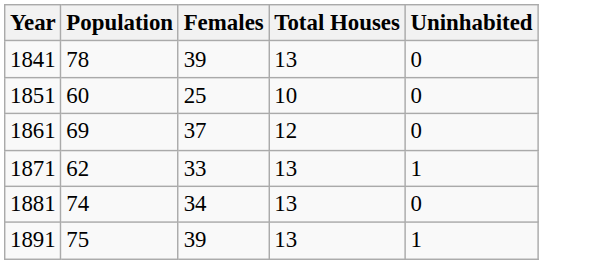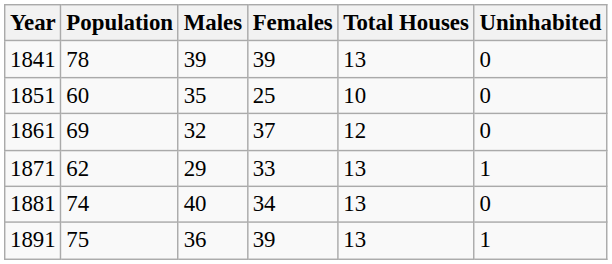+ column: (213, 22)
